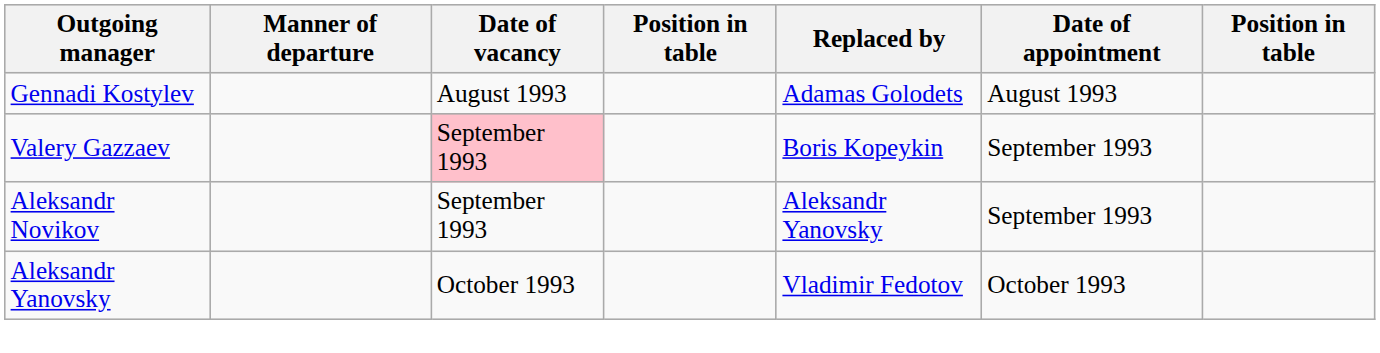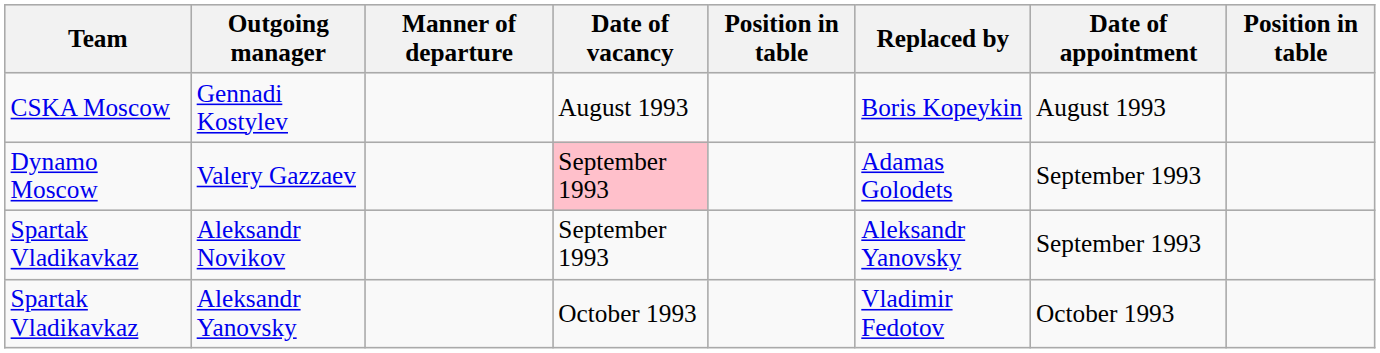+ column: (98, 38)
(873, 93) Adamas Golodets -> (942, 107) Boris Kopeykin
(863, 147) Boris Kopeykin -> (907, 175) Adamas Golodets
